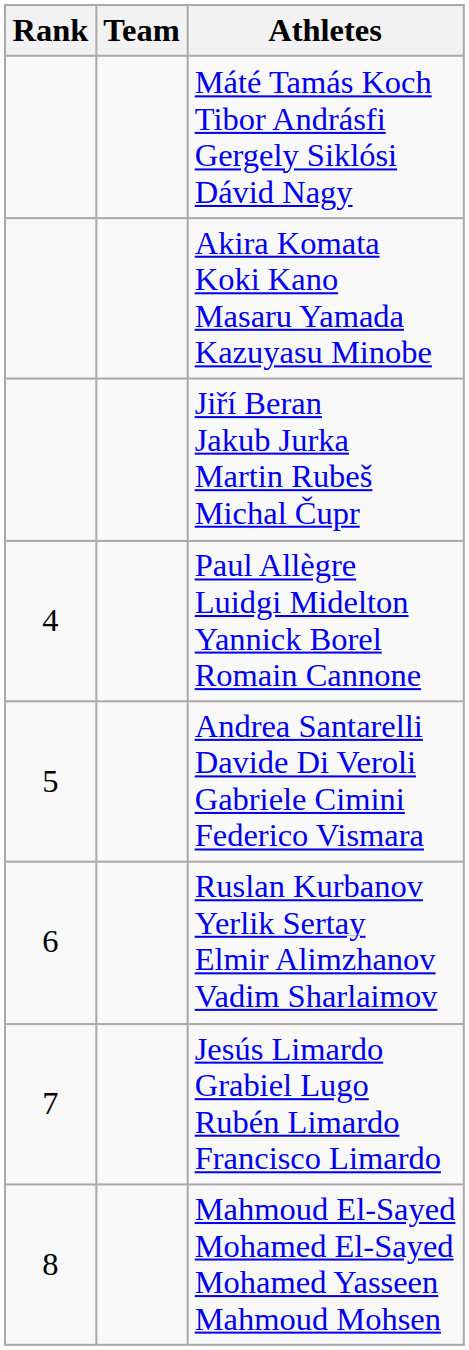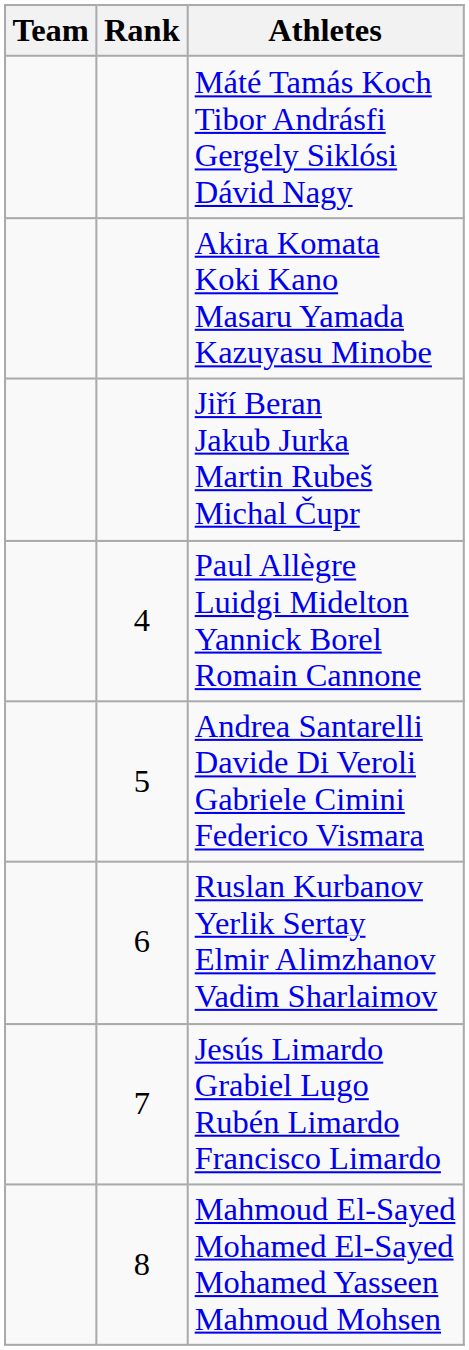columns swapped: (50, 30) <-> (142, 30)
